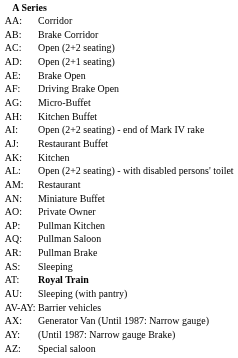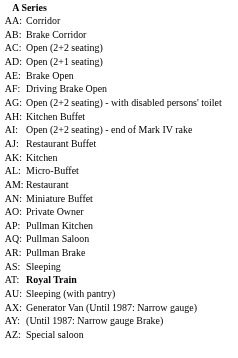(64, 103) Micro-Buffet -> (124, 103) Open (2+2 seating) - with disabled persons' toilet
(136, 171) Open (2+2 seating) - with disabled persons' toilet -> (52, 171) Micro-Buffet
- row: (20, 307)
